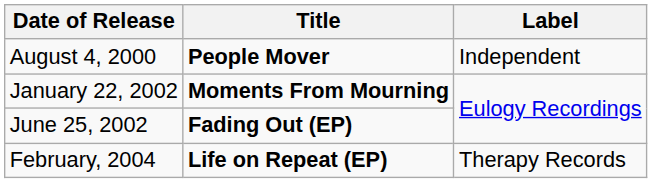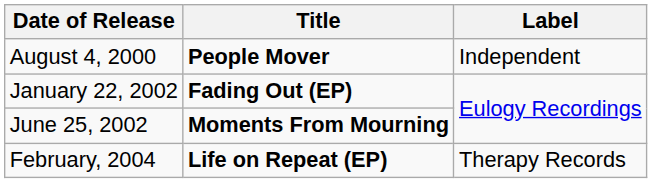(318, 90) Moments From Mourning -> (270, 90) Fading Out (EP)
(270, 125) Fading Out (EP) -> (318, 125) Moments From Mourning
